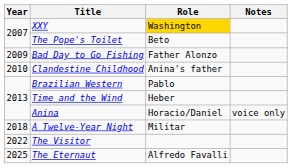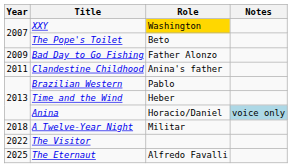(17, 69) 2010 -> (17, 69) 2011
(259, 112) no background -> (259, 112) lightblue background
